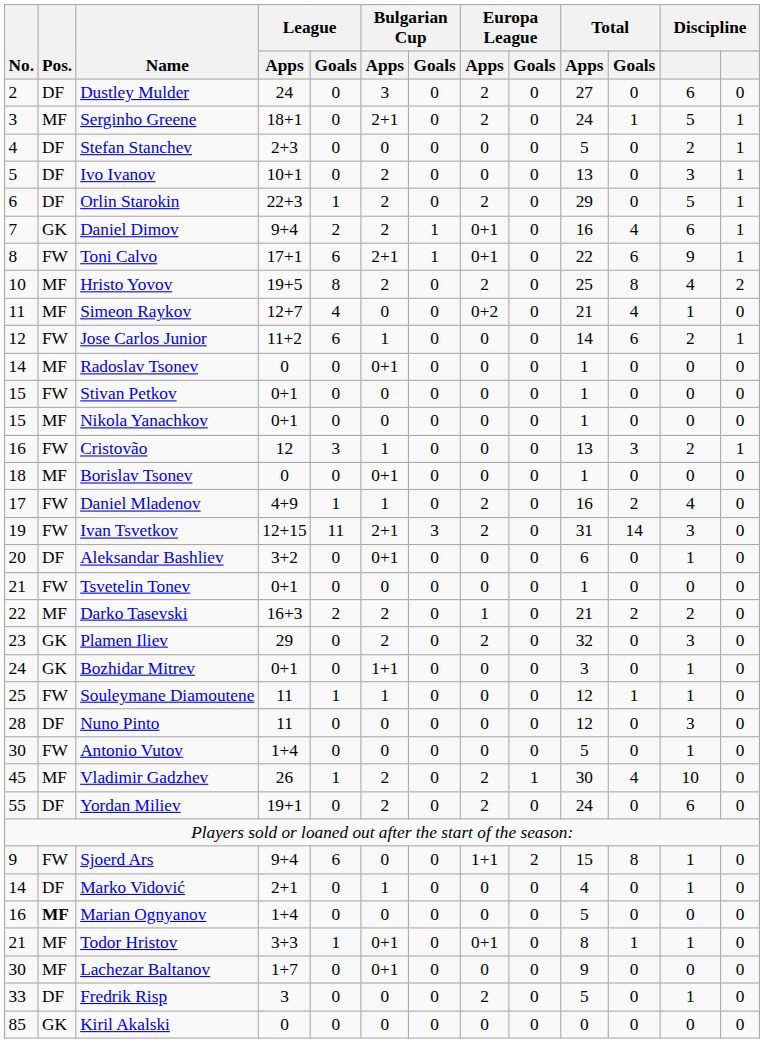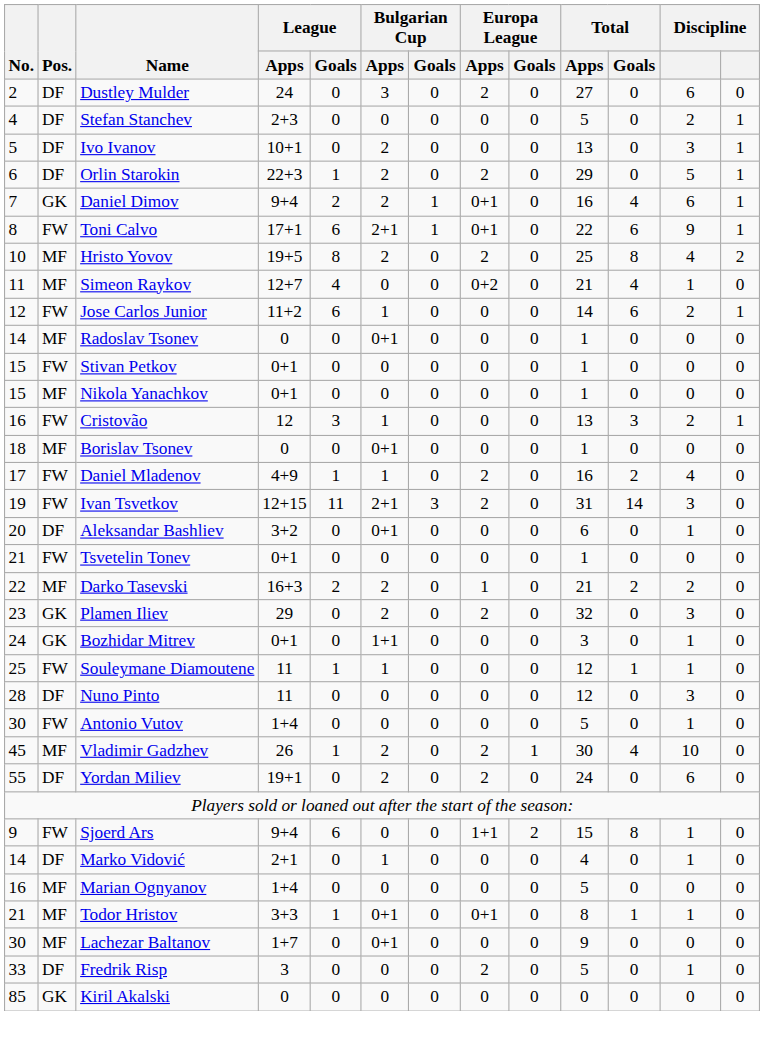- row: (138, 119)
(55, 914) bold -> (54, 887) normal
